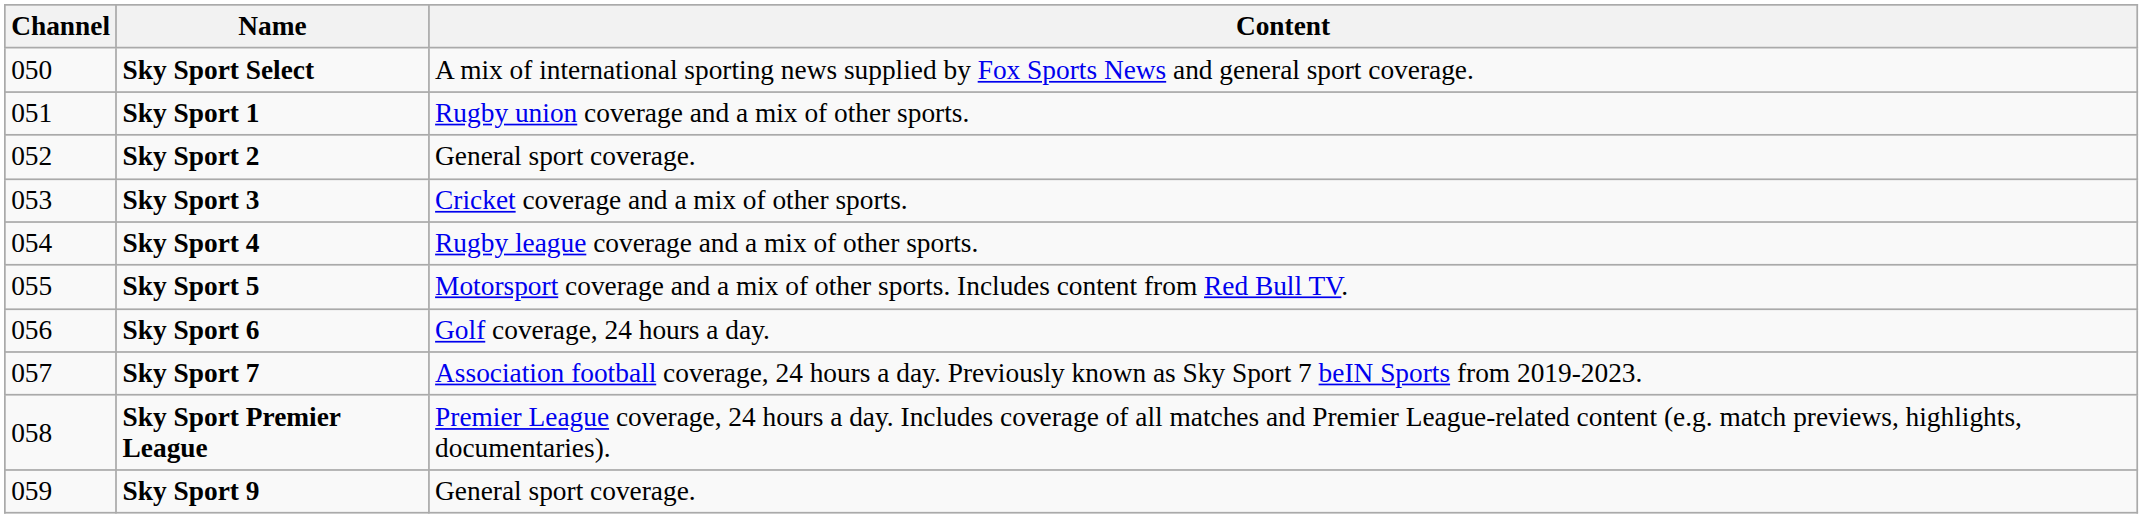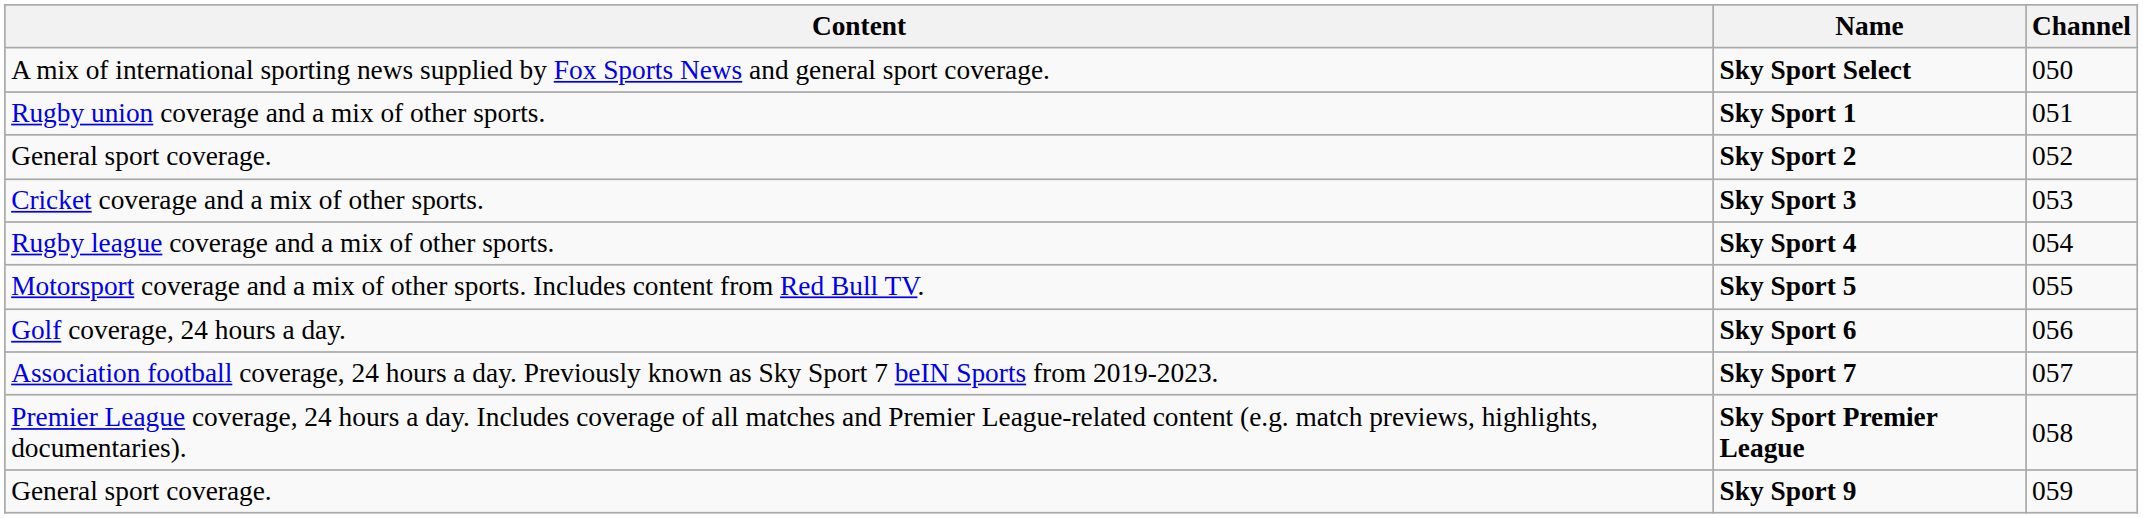columns swapped: (61, 26) <-> (1283, 26)
